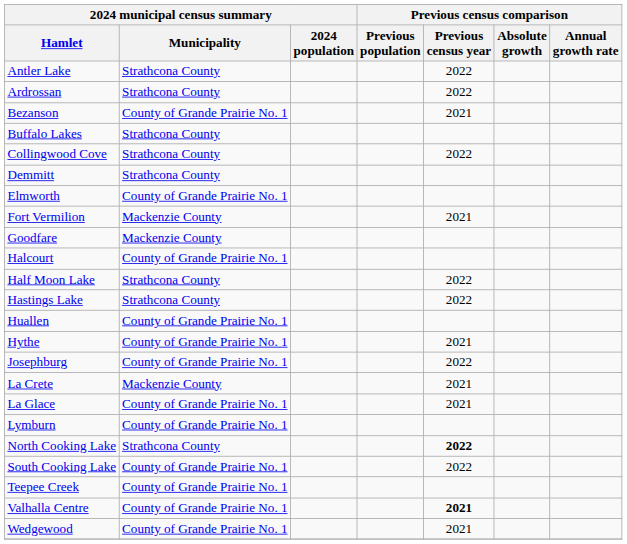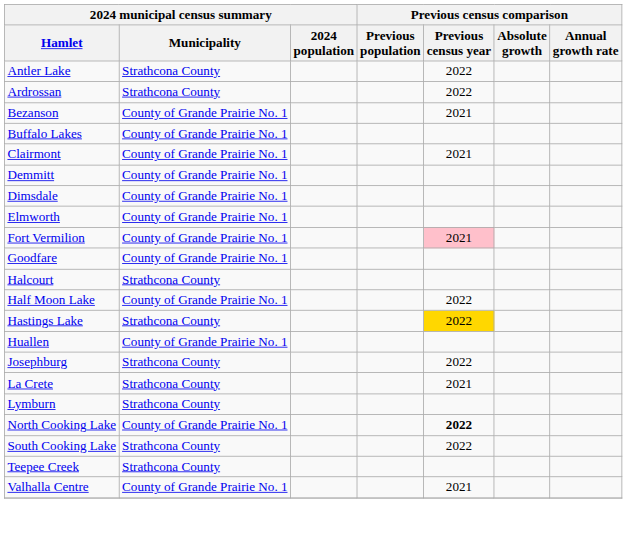(171, 133) Strathcona County -> (205, 133) County of Grande Prairie No. 1
+ row: (34, 154)
- row: (57, 154)
(171, 175) Strathcona County -> (205, 175) County of Grande Prairie No. 1
+ row: (33, 196)
(172, 216) Mackenzie County -> (205, 237) County of Grande Prairie No. 1
(459, 216) no background -> (459, 237) pink background
(172, 237) Mackenzie County -> (205, 258) County of Grande Prairie No. 1
(205, 258) County of Grande Prairie No. 1 -> (171, 279) Strathcona County
(171, 279) Strathcona County -> (205, 300) County of Grande Prairie No. 1
(459, 300) no background -> (459, 320) gold background
- row: (23, 341)
(205, 362) County of Grande Prairie No. 1 -> (171, 362) Strathcona County
(172, 383) Mackenzie County -> (171, 383) Strathcona County
- row: (31, 404)
(205, 425) County of Grande Prairie No. 1 -> (171, 404) Strathcona County
(171, 445) Strathcona County -> (205, 425) County of Grande Prairie No. 1
(205, 466) County of Grande Prairie No. 1 -> (171, 445) Strathcona County
(205, 487) County of Grande Prairie No. 1 -> (171, 466) Strathcona County
(459, 508) bold -> (459, 487) normal
- row: (40, 529)
